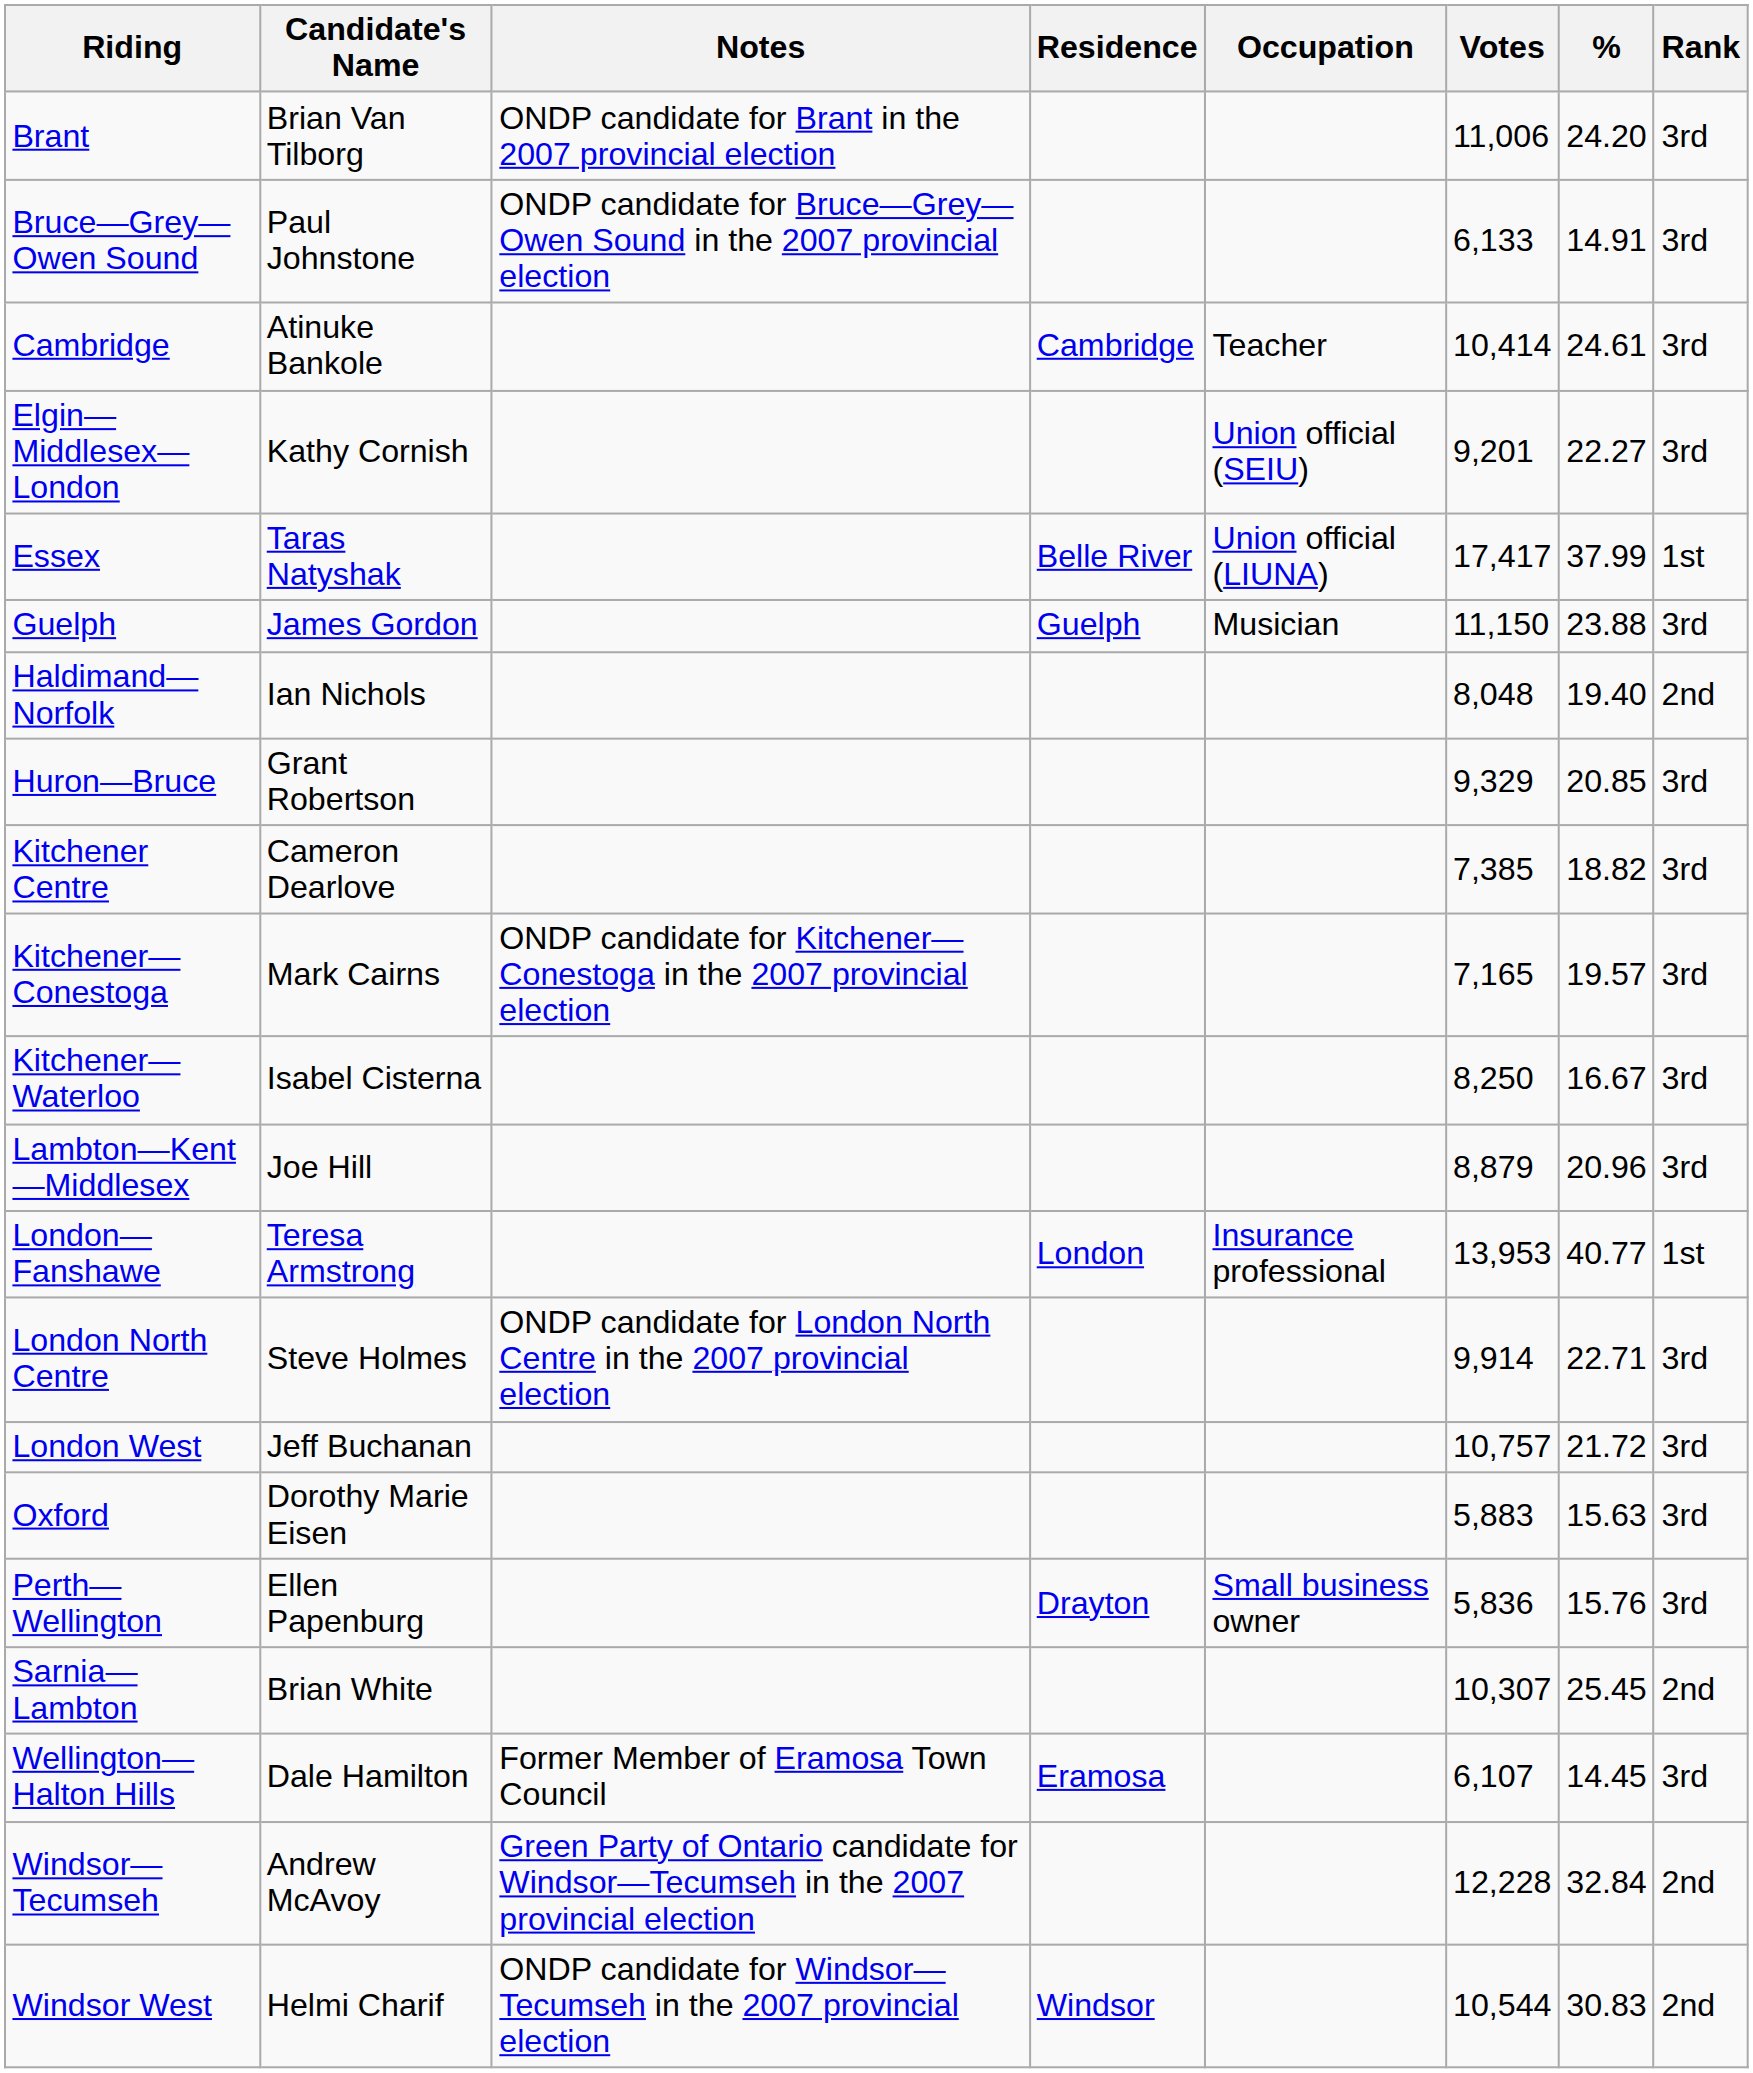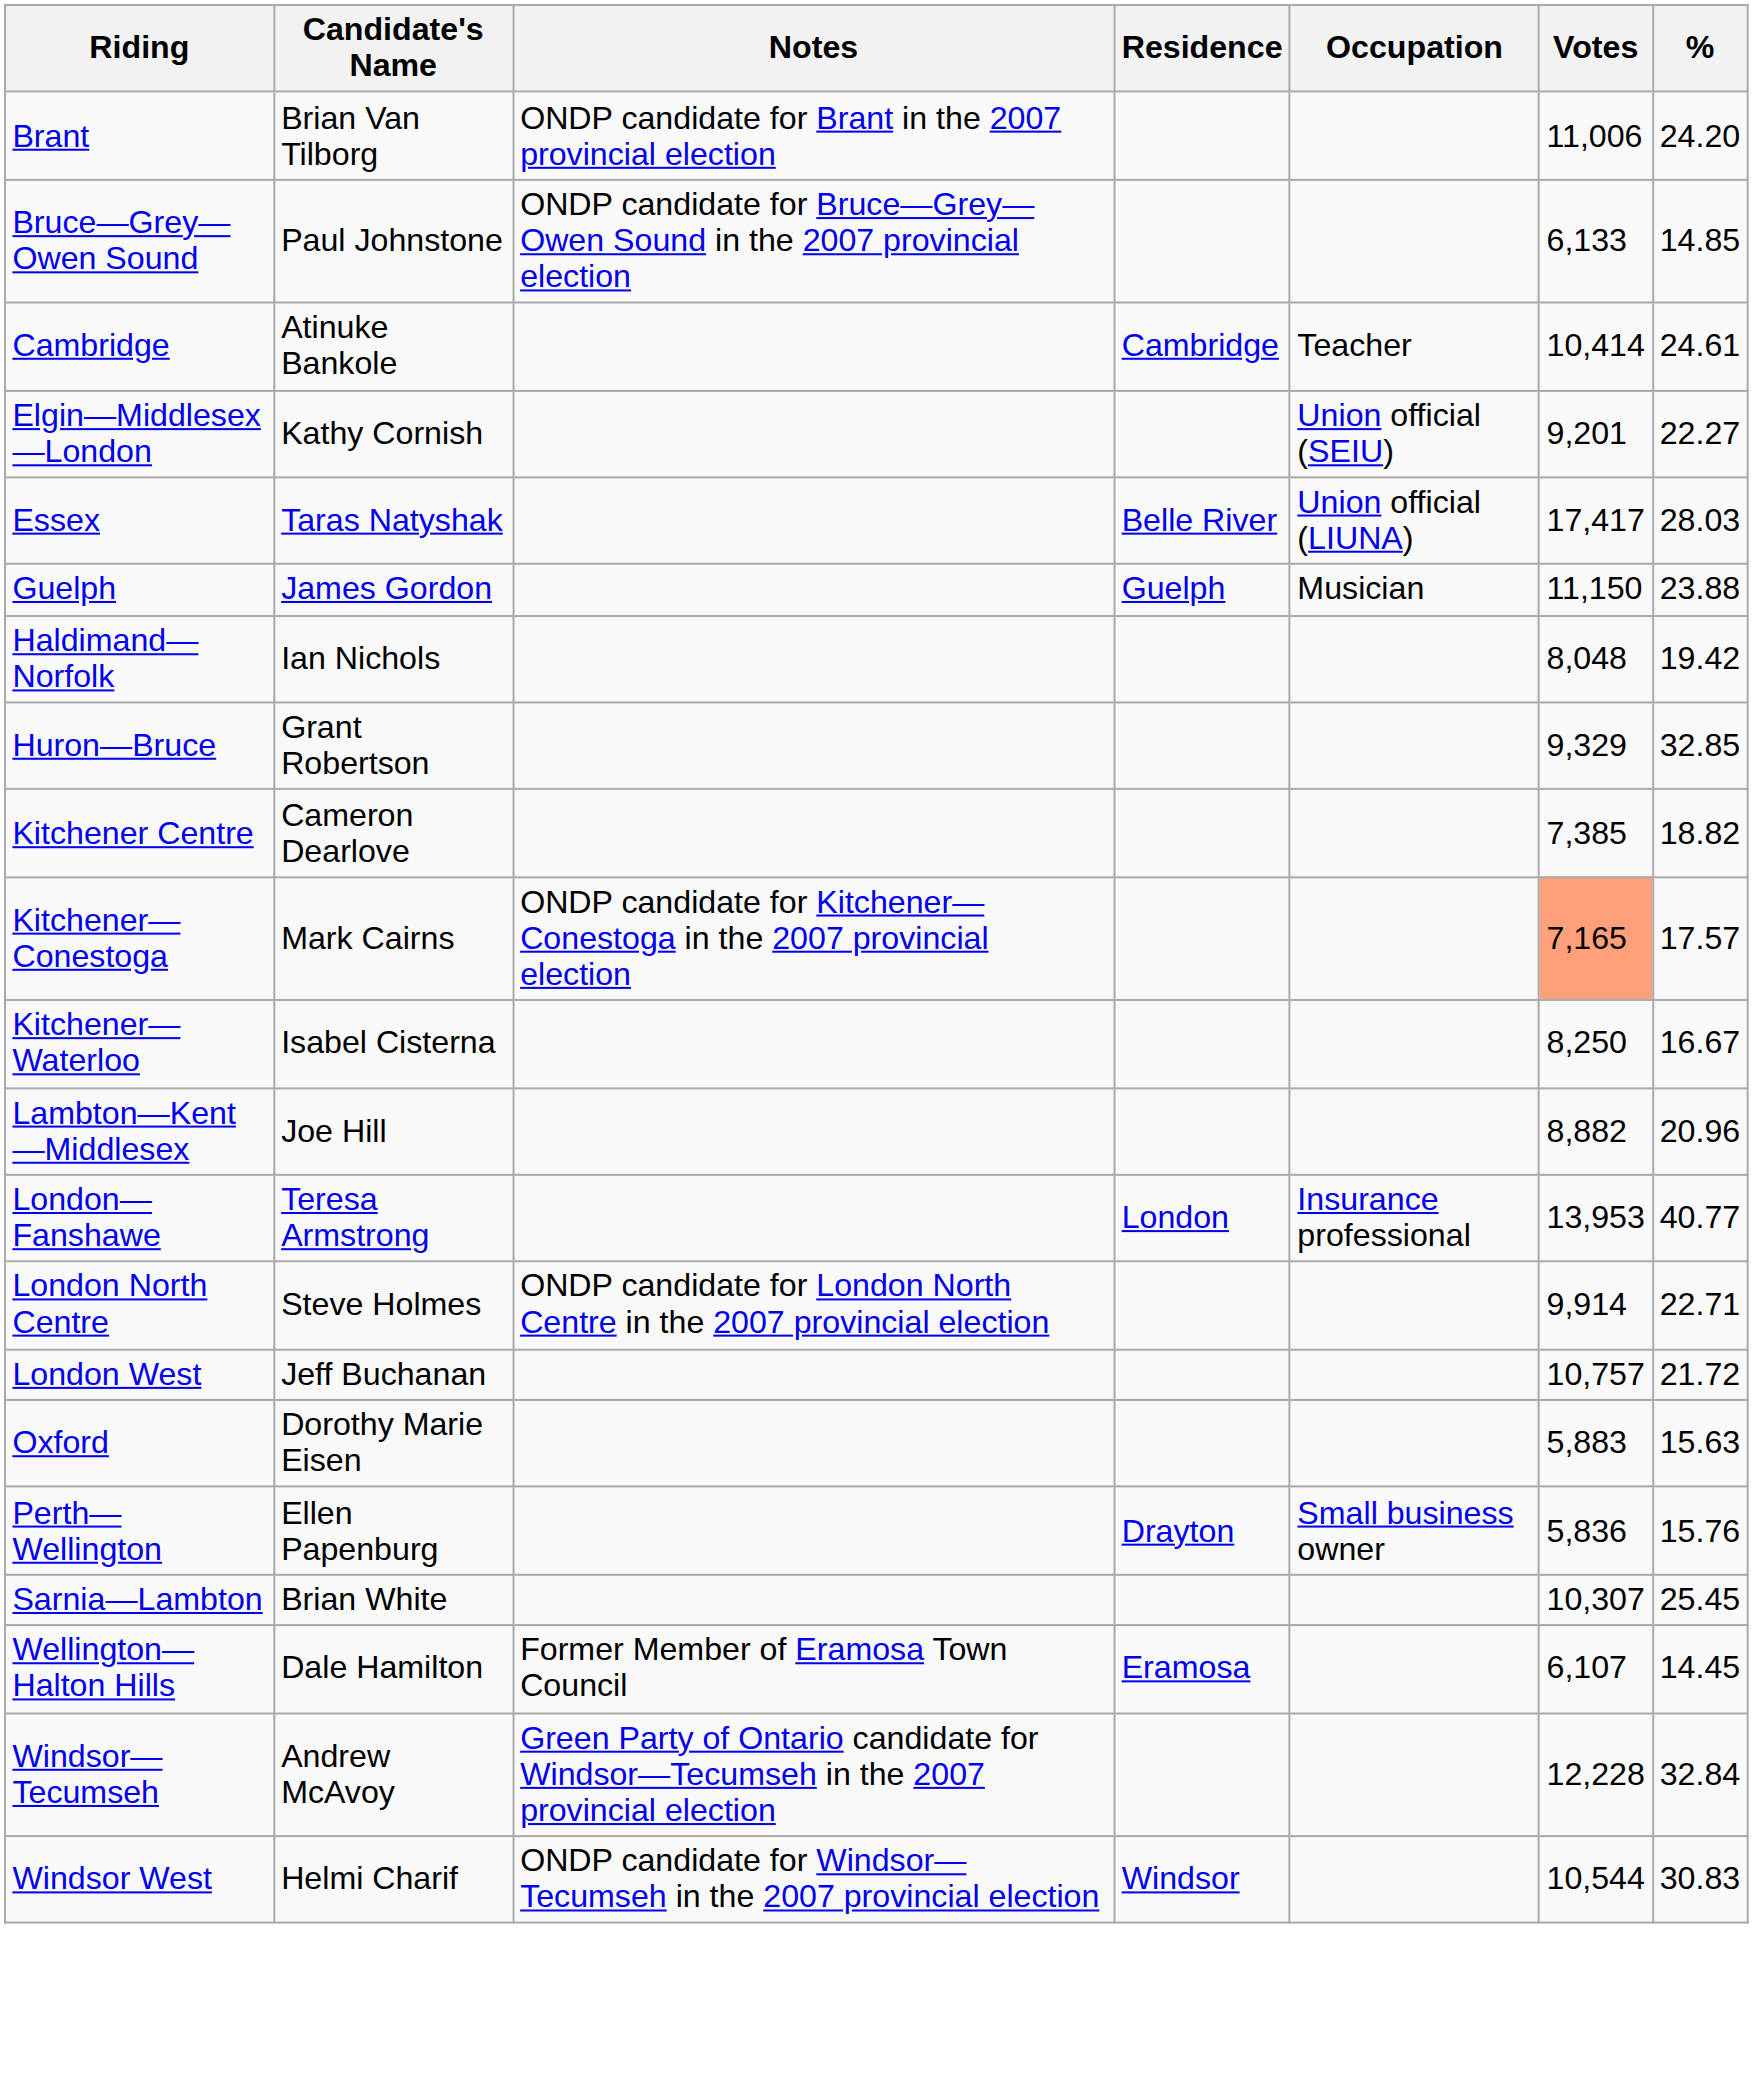- column: (1701, 48)
(1606, 240) 14.91 -> (1700, 240) 14.85
(1606, 556) 37.99 -> (1700, 520) 28.03
(1606, 694) 19.40 -> (1700, 658) 19.42
(1606, 781) 20.85 -> (1700, 745) 32.85
(1493, 974) no background -> (1587, 938) lightsalmon background
(1606, 974) 19.57 -> (1700, 938) 17.57
(1493, 1166) 8,879 -> (1587, 1130) 8,882
